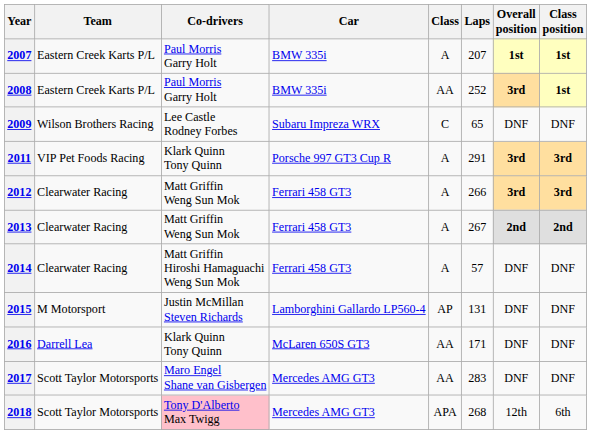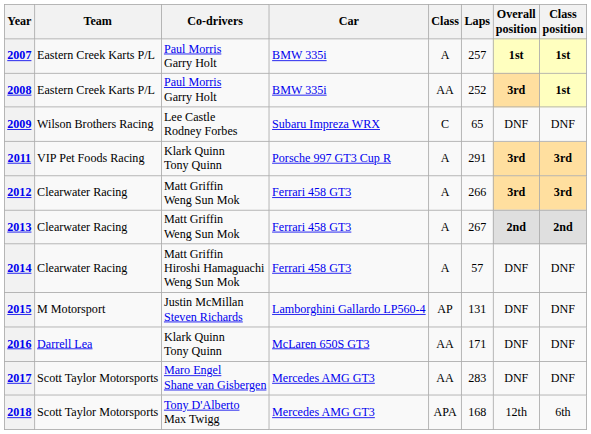(477, 56) 207 -> (477, 56) 257
(202, 412) pink background -> (202, 412) no background
(477, 412) 268 -> (477, 412) 168
